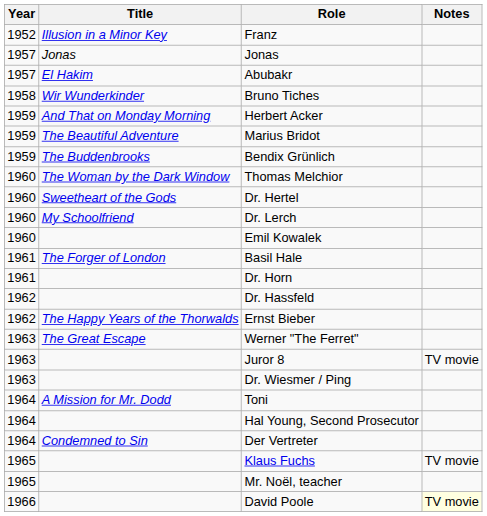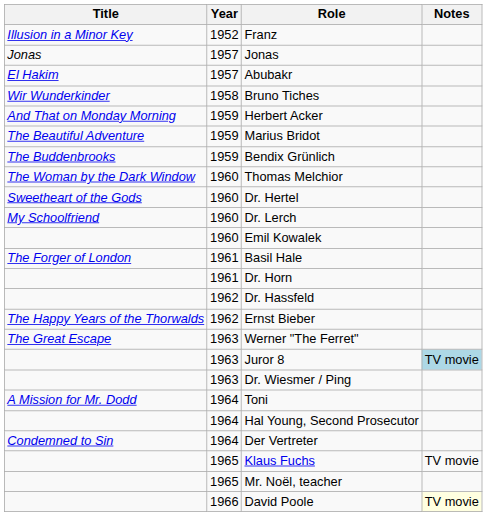columns swapped: (22, 14) <-> (140, 14)
(452, 359) no background -> (452, 359) lightblue background
